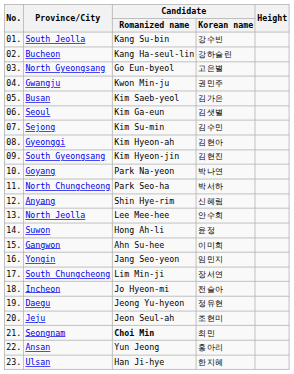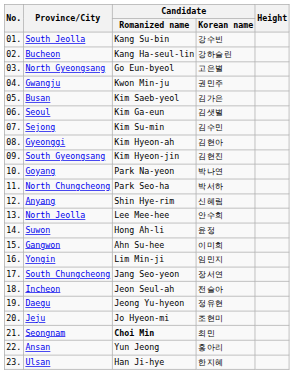(147, 259) Jang Seo-yeon -> (139, 259) Lim Min-ji
(139, 274) Lim Min-ji -> (147, 274) Jang Seo-yeon
(142, 289) Jo Hyeon-mi -> (144, 289) Jeon Seul-ah
(144, 318) Jeon Seul-ah -> (142, 318) Jo Hyeon-mi
